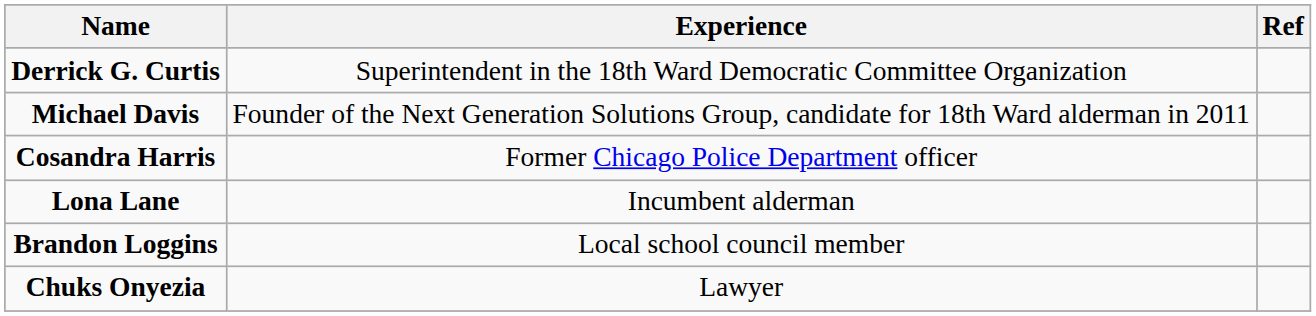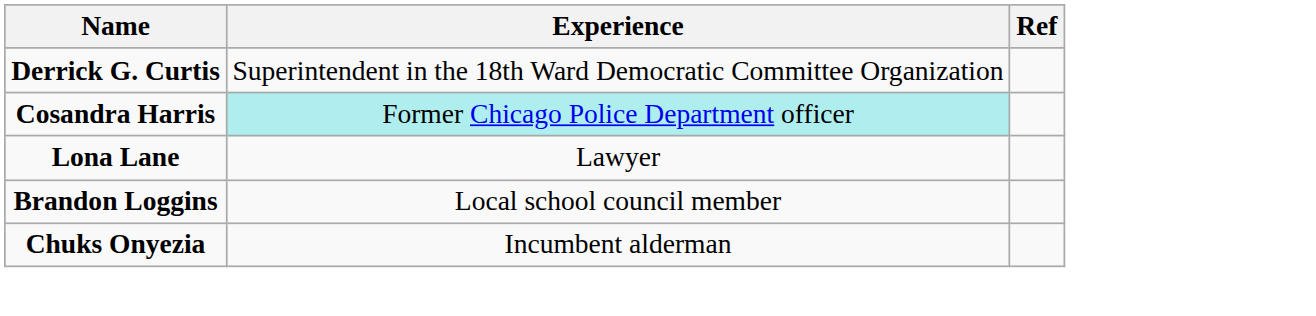- row: (116, 113)
(741, 157) no background -> (618, 113) paleturquoise background
(741, 200) Incumbent alderman -> (618, 157) Lawyer
(741, 288) Lawyer -> (618, 244) Incumbent alderman
